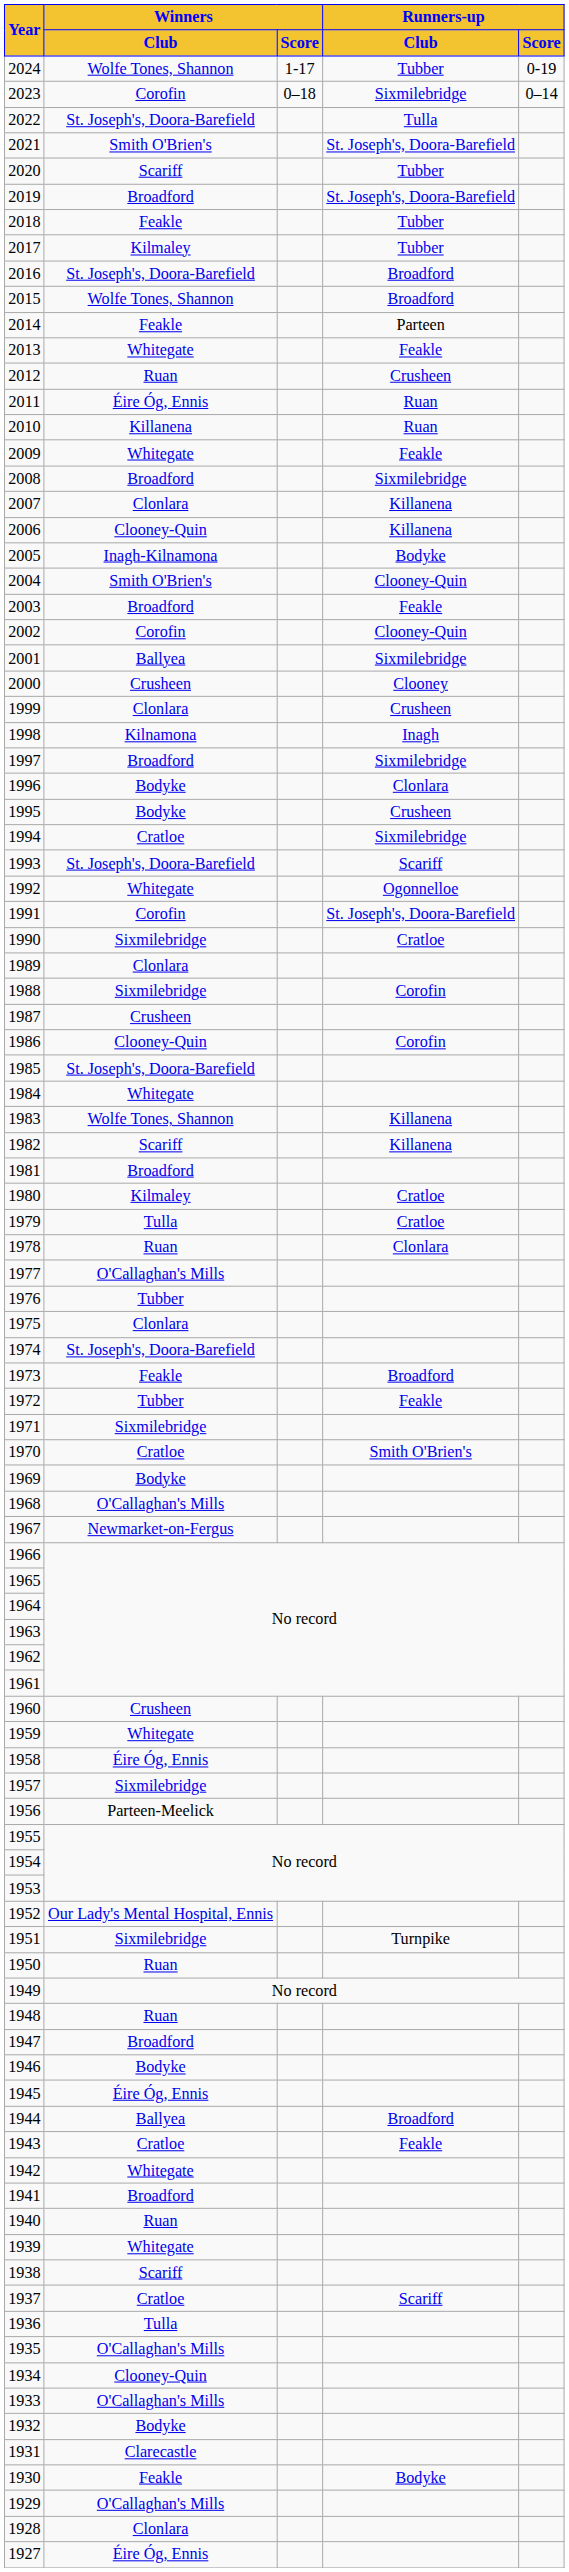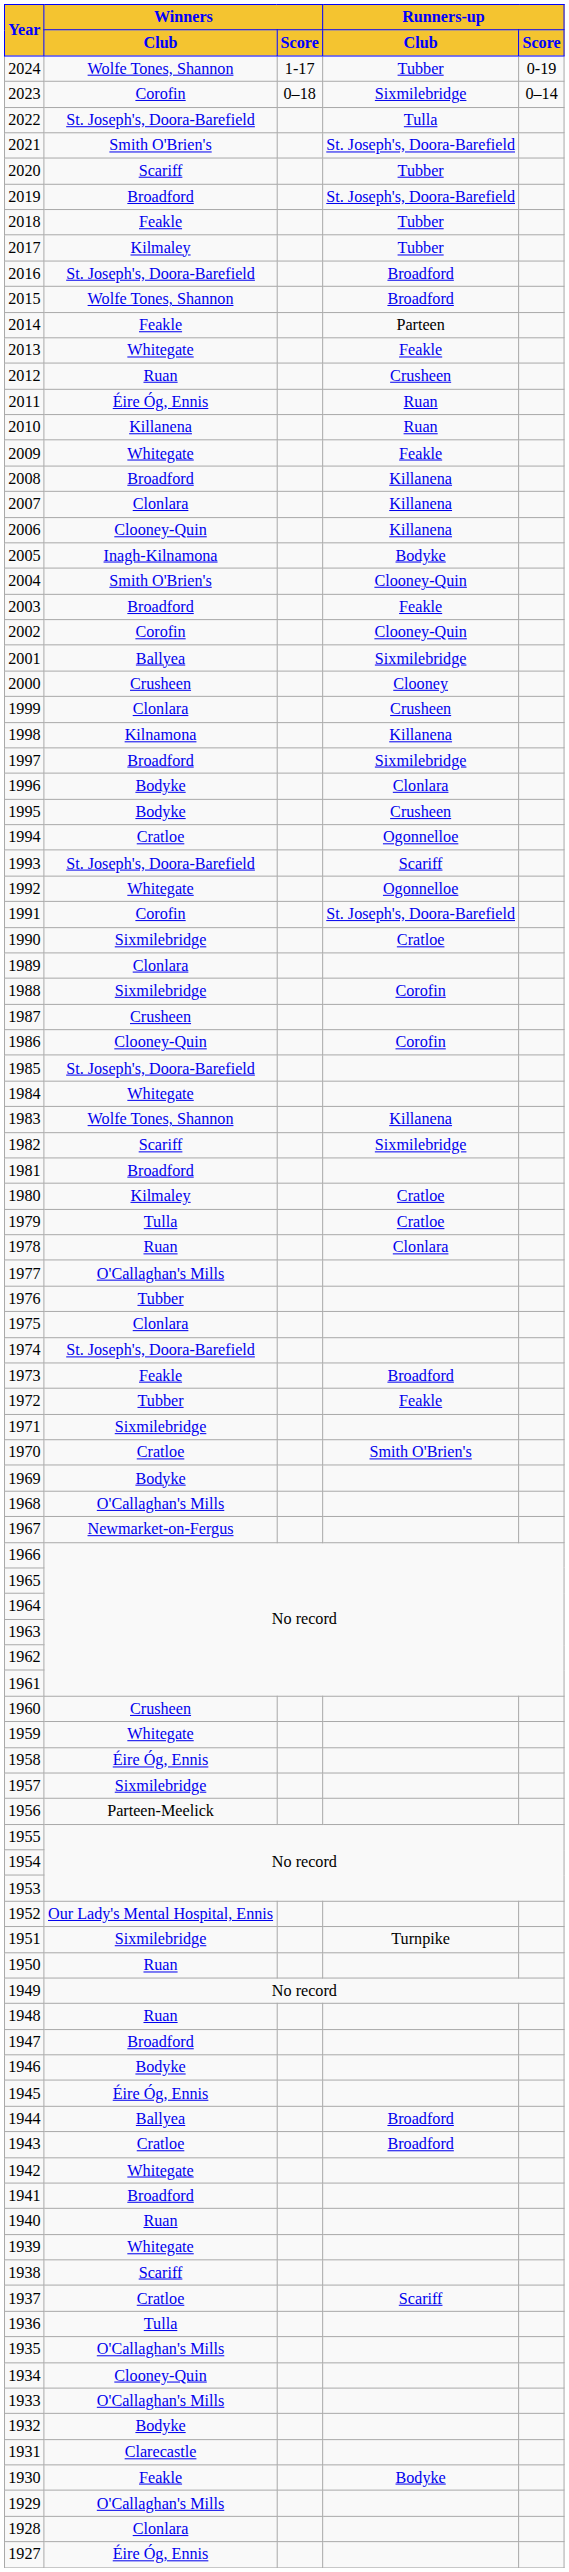(421, 478) Sixmilebridge -> (421, 478) Killanena
(421, 734) Inagh -> (421, 734) Killanena
(421, 837) Sixmilebridge -> (421, 837) Ogonnelloe
(421, 1144) Killanena -> (421, 1144) Sixmilebridge
(421, 2144) Feakle -> (421, 2144) Broadford
